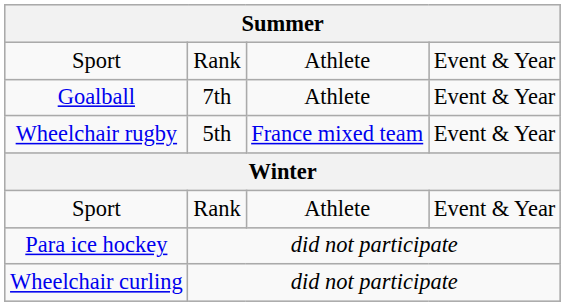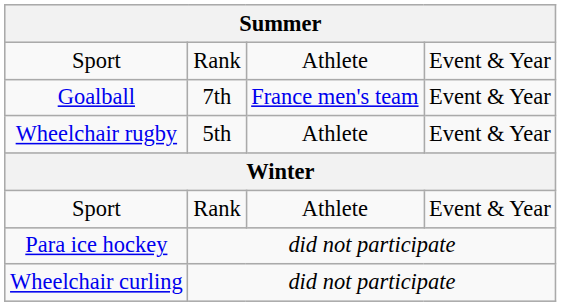(337, 97) Athlete -> (335, 97) France men's team
(337, 134) France mixed team -> (335, 134) Athlete
